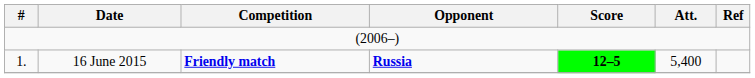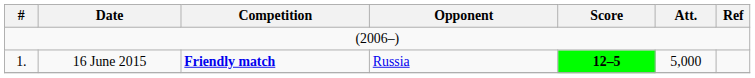(392, 61) bold -> (391, 61) normal
(686, 61) 5,400 -> (686, 61) 5,000
